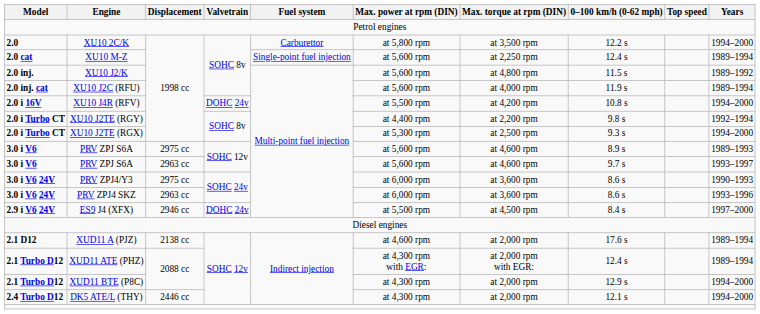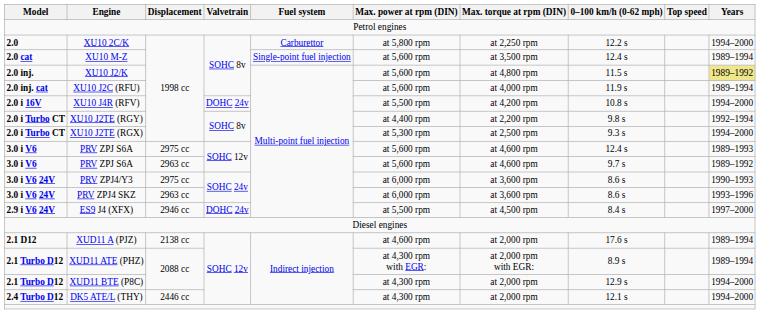(514, 42) at 3,500 rpm -> (514, 42) at 2,250 rpm
(514, 57) at 2,250 rpm -> (514, 57) at 3,500 rpm
(732, 72) no background -> (732, 72) khaki background
(617, 148) 8.9 s -> (617, 148) 12.4 s
(732, 164) 1993–1997 -> (732, 164) 1989–1992
(617, 260) 12.4 s -> (617, 260) 8.9 s
